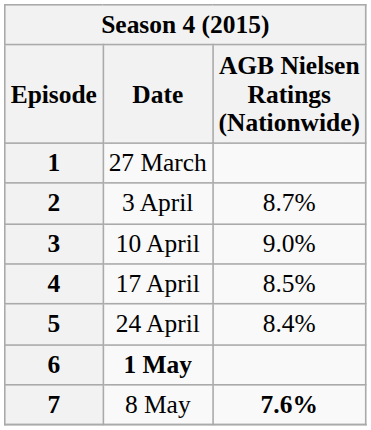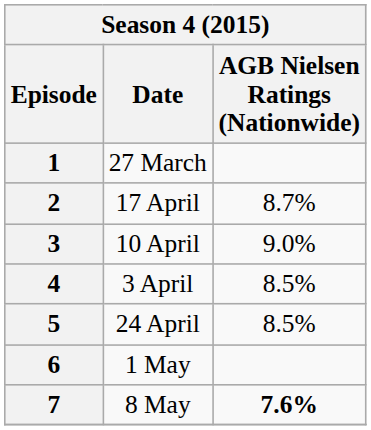(158, 202) 3 April -> (158, 202) 17 April
(158, 283) 17 April -> (158, 283) 3 April
(289, 323) 8.4% -> (289, 323) 8.5%
(158, 364) bold -> (158, 364) normal
